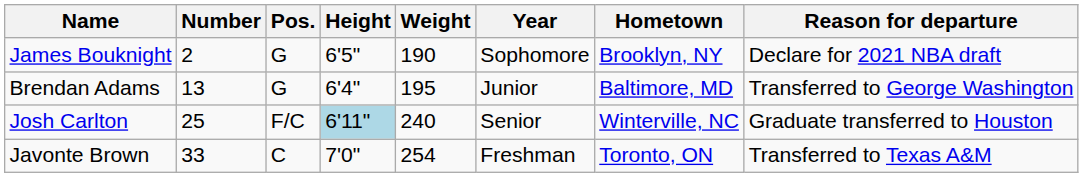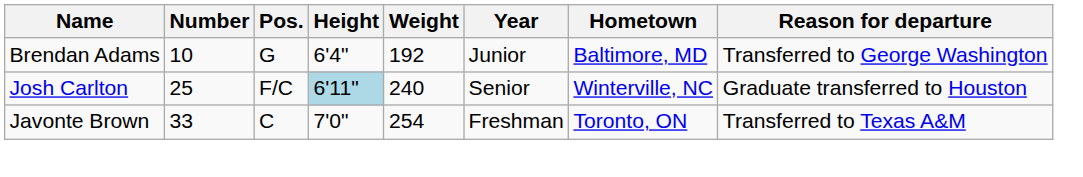- row: (91, 54)
(193, 88) 13 -> (181, 54) 10
(418, 88) 195 -> (407, 54) 192
